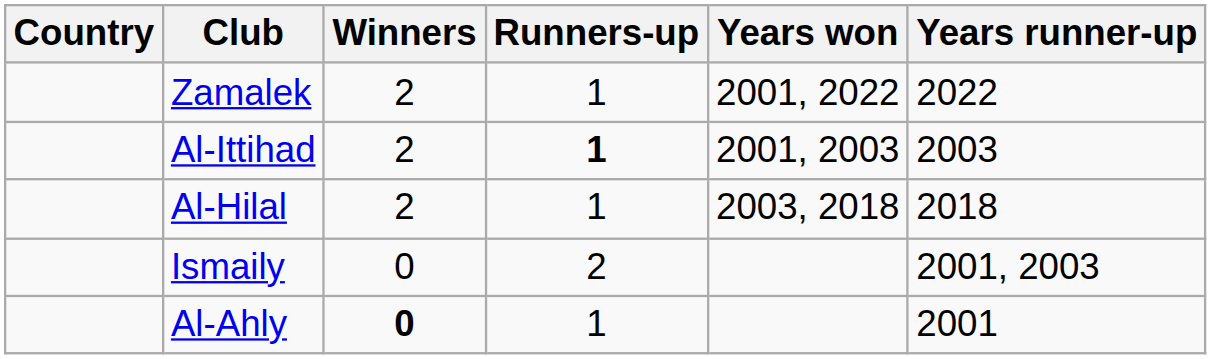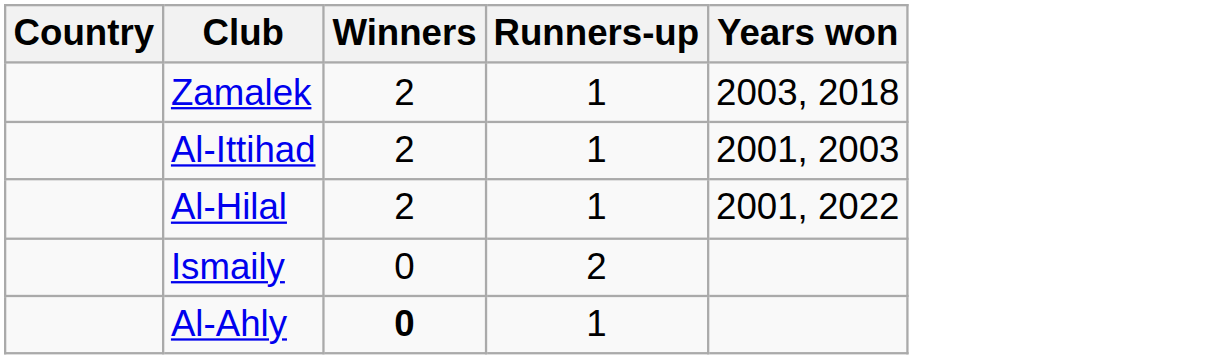- column: (1057, 33)
(808, 91) 2001, 2022 -> (808, 91) 2003, 2018
(596, 149) bold -> (596, 149) normal
(808, 207) 2003, 2018 -> (808, 207) 2001, 2022
